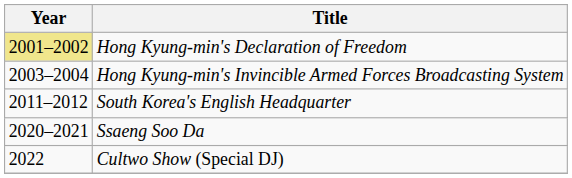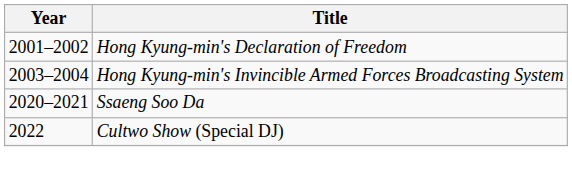(49, 46) khaki background -> (49, 46) no background
- row: (224, 103)
